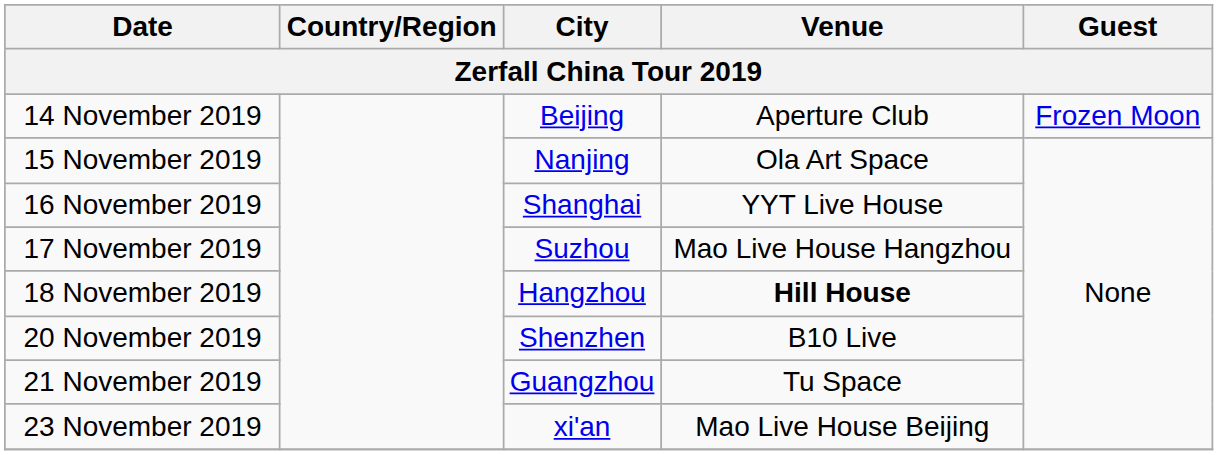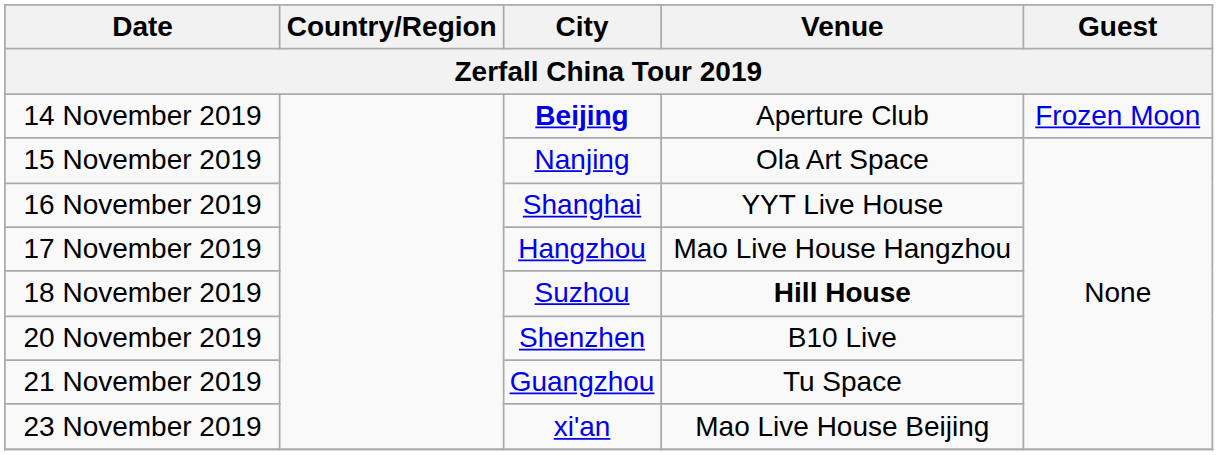(582, 115) normal -> (582, 115) bold
(582, 248) Suzhou -> (582, 248) Hangzhou
(582, 293) Hangzhou -> (582, 293) Suzhou
